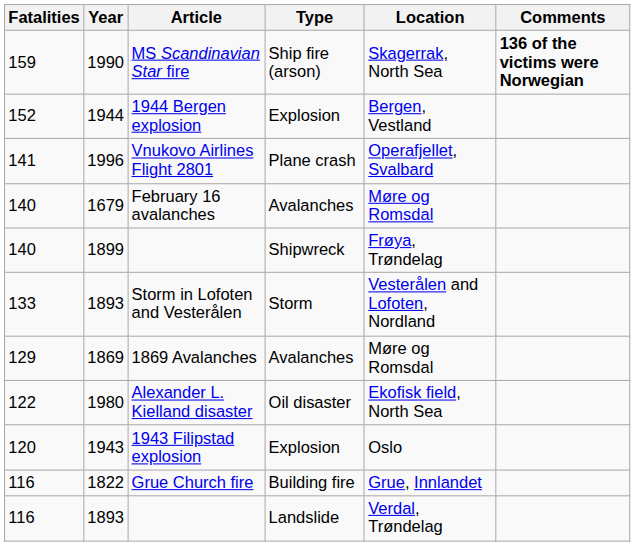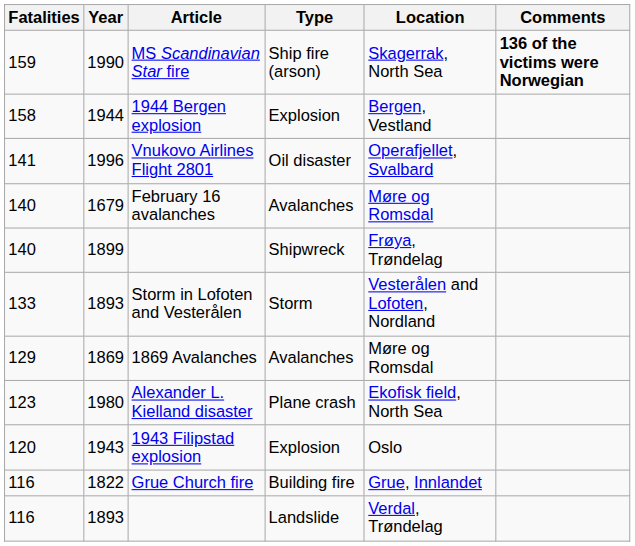(22, 116) 152 -> (22, 116) 158
(312, 160) Plane crash -> (310, 160) Oil disaster
(22, 402) 122 -> (22, 402) 123
(310, 402) Oil disaster -> (312, 402) Plane crash
